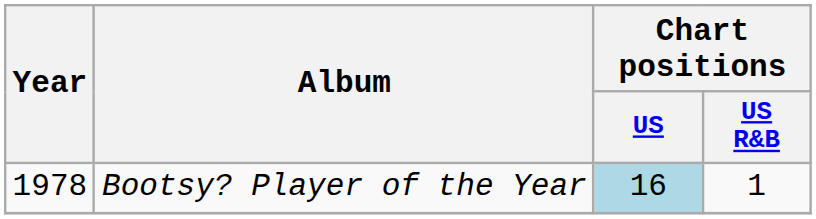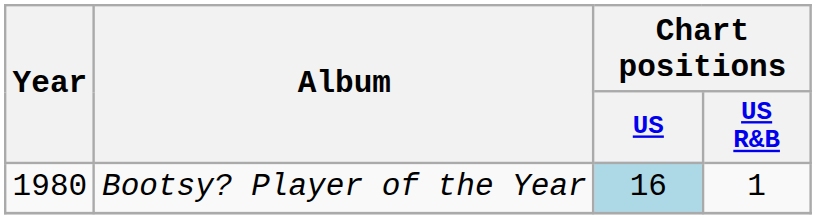(50, 187) 1978 -> (50, 187) 1980
